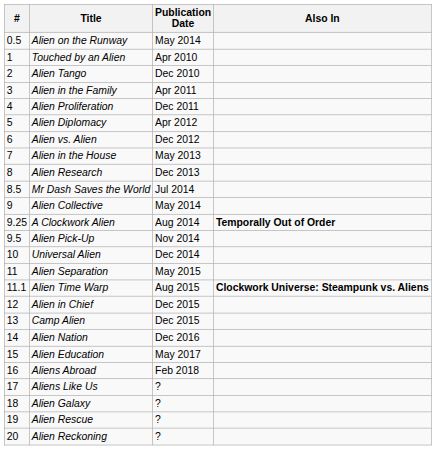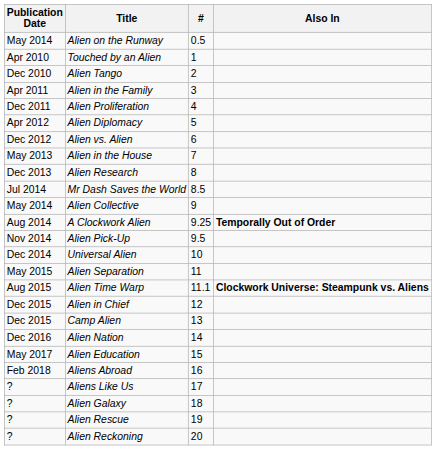columns swapped: (17, 18) <-> (183, 18)
